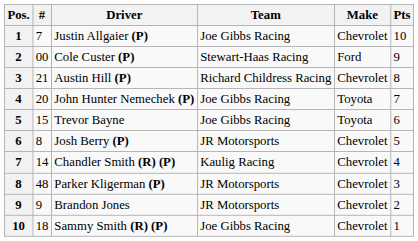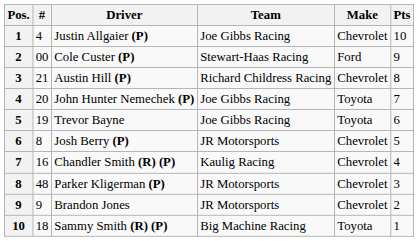(39, 36) 7 -> (39, 36) 4
(42, 120) 15 -> (42, 120) 19
(42, 162) 14 -> (42, 162) 16
(245, 225) Joe Gibbs Racing -> (253, 225) Big Machine Racing
(362, 225) Chevrolet -> (355, 225) Toyota
